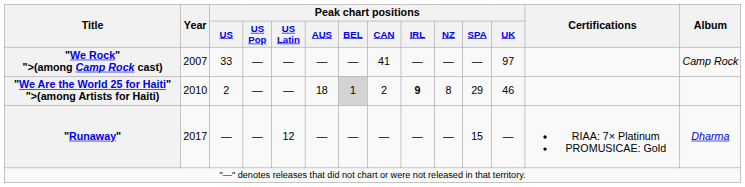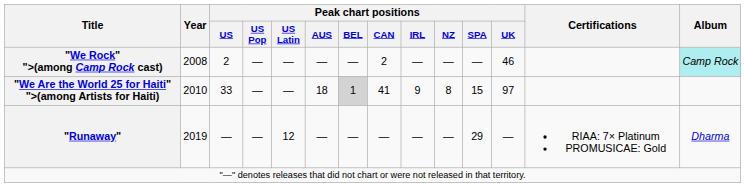(195, 61) 2007 -> (195, 61) 2008
(226, 61) 33 -> (226, 61) 2
(384, 61) 41 -> (384, 61) 2
(508, 61) 97 -> (508, 61) 46
(710, 61) no background -> (710, 61) paleturquoise background
(226, 91) 2 -> (226, 91) 33
(384, 91) 2 -> (384, 91) 41
(417, 91) bold -> (417, 91) normal
(477, 91) 29 -> (477, 91) 15
(508, 91) 46 -> (508, 91) 97
(195, 136) 2017 -> (195, 136) 2019
(477, 136) 15 -> (477, 136) 29
